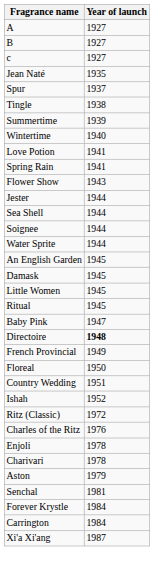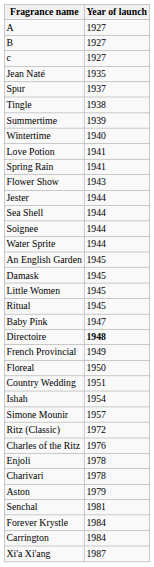(96, 399) 1952 -> (96, 399) 1954
+ row: (37, 414)
